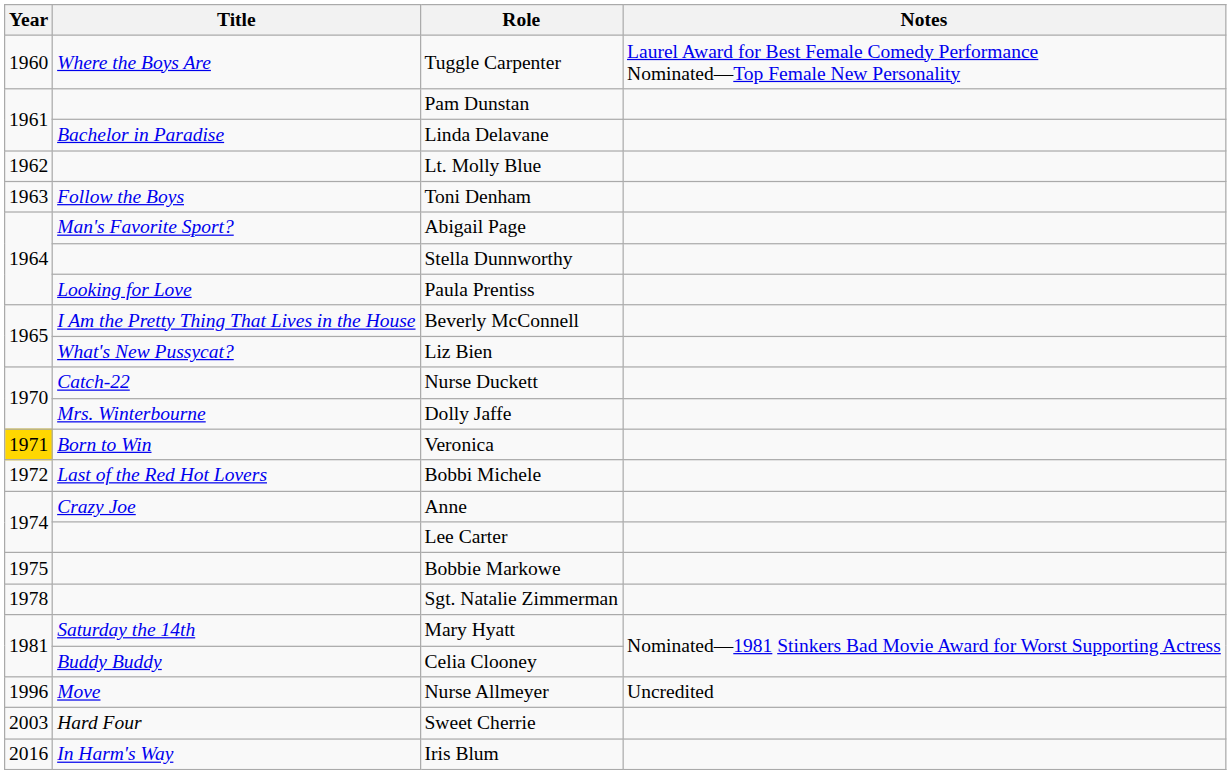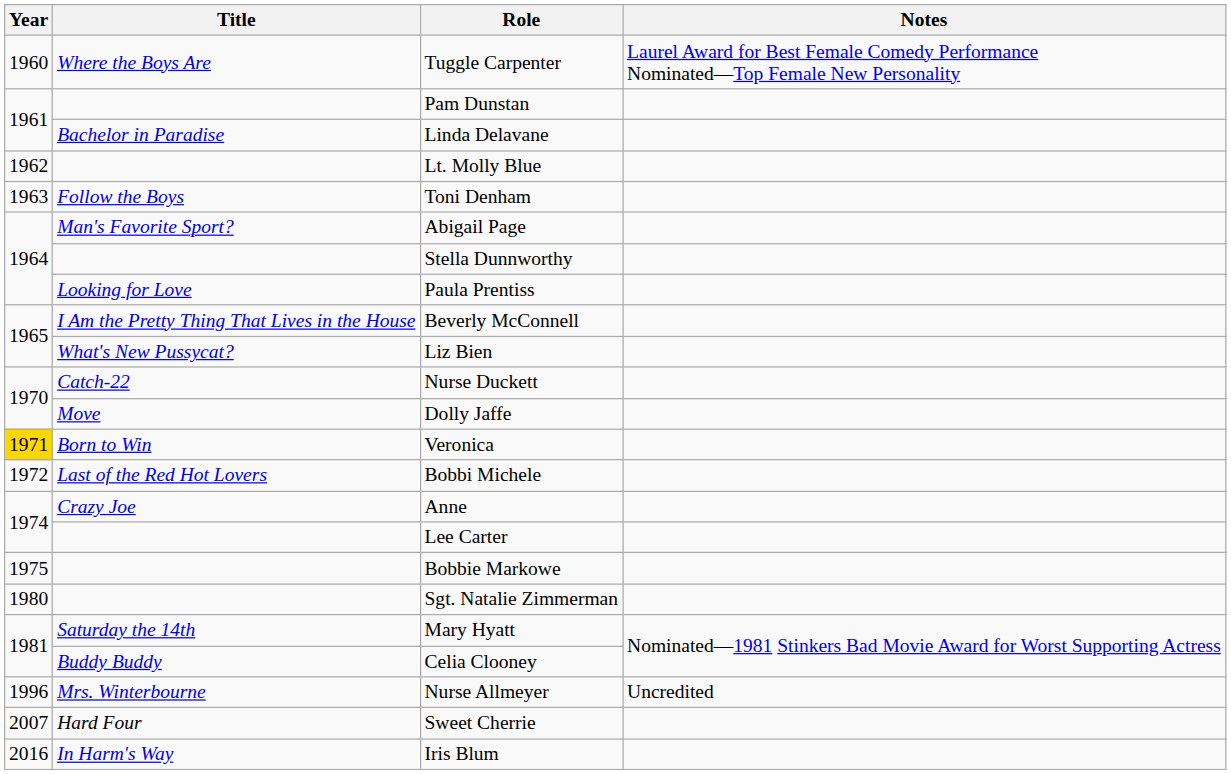(131, 413) Mrs. Winterbourne -> (79, 413) Move
(29, 599) 1978 -> (29, 599) 1980
(79, 692) Move -> (131, 692) Mrs. Winterbourne
(29, 723) 2003 -> (29, 723) 2007
